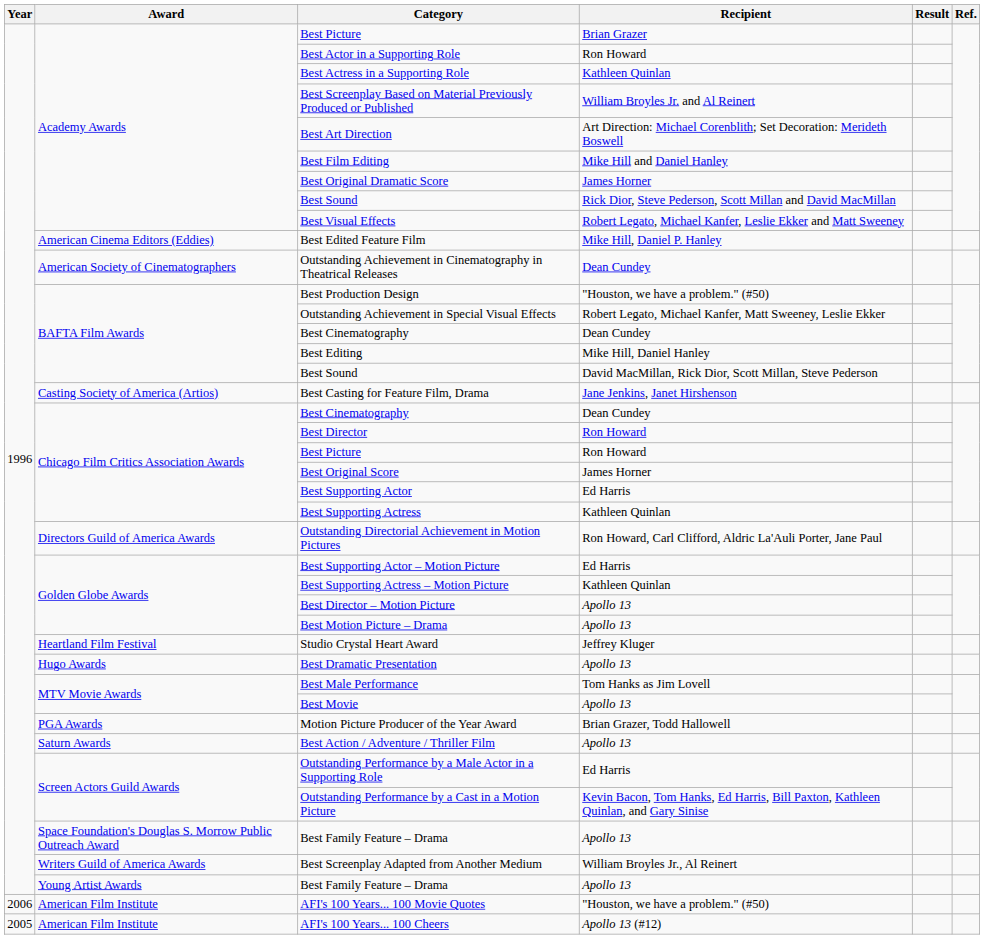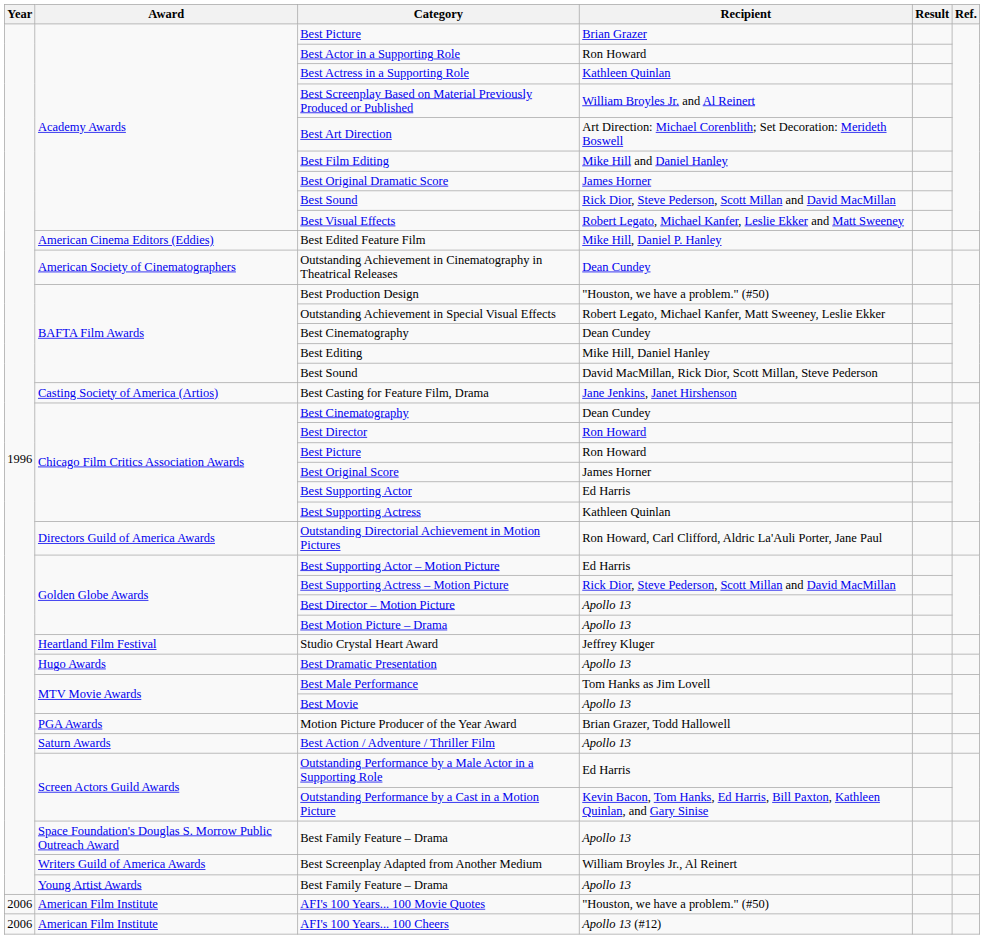(626, 585) Kathleen Quinlan -> (739, 585) Rick Dior, Steve Pederson, Scott Millan and David MacMillan
(20, 924) 2005 -> (20, 924) 2006
